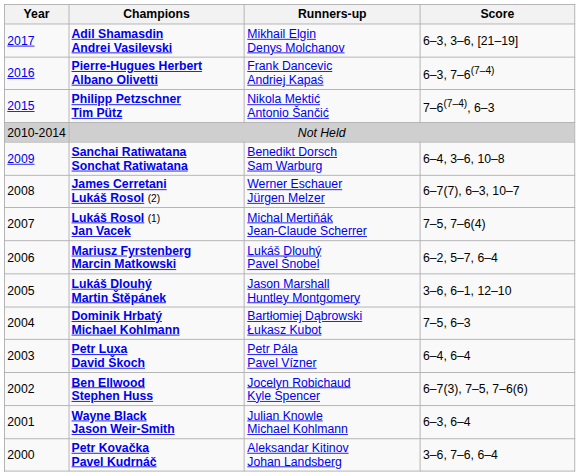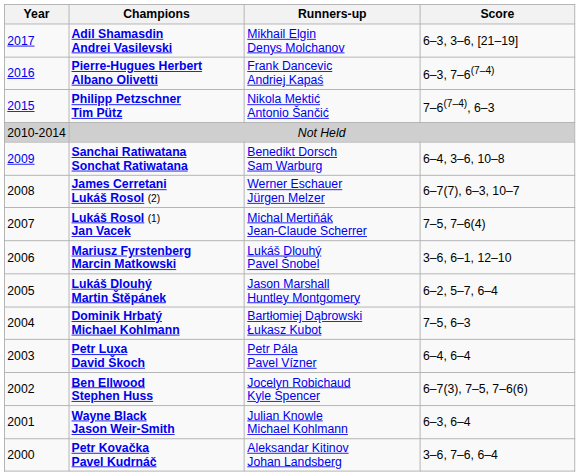(460, 258) 6–2, 5–7, 6–4 -> (467, 258) 3–6, 6–1, 12–10
(467, 291) 3–6, 6–1, 12–10 -> (460, 291) 6–2, 5–7, 6–4
